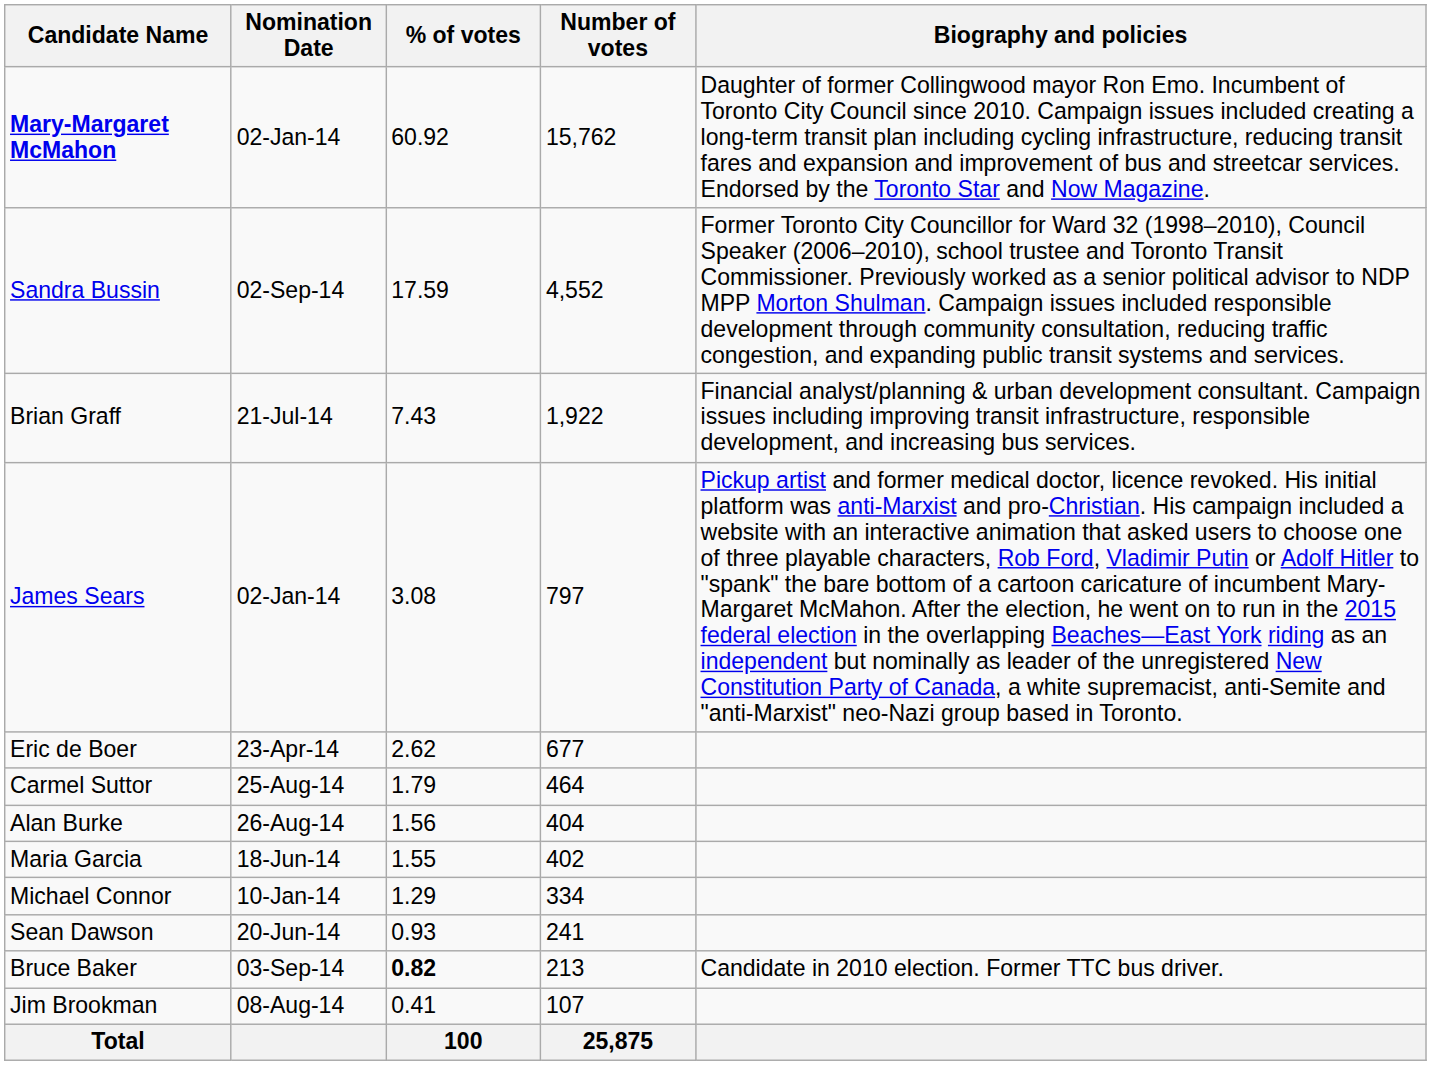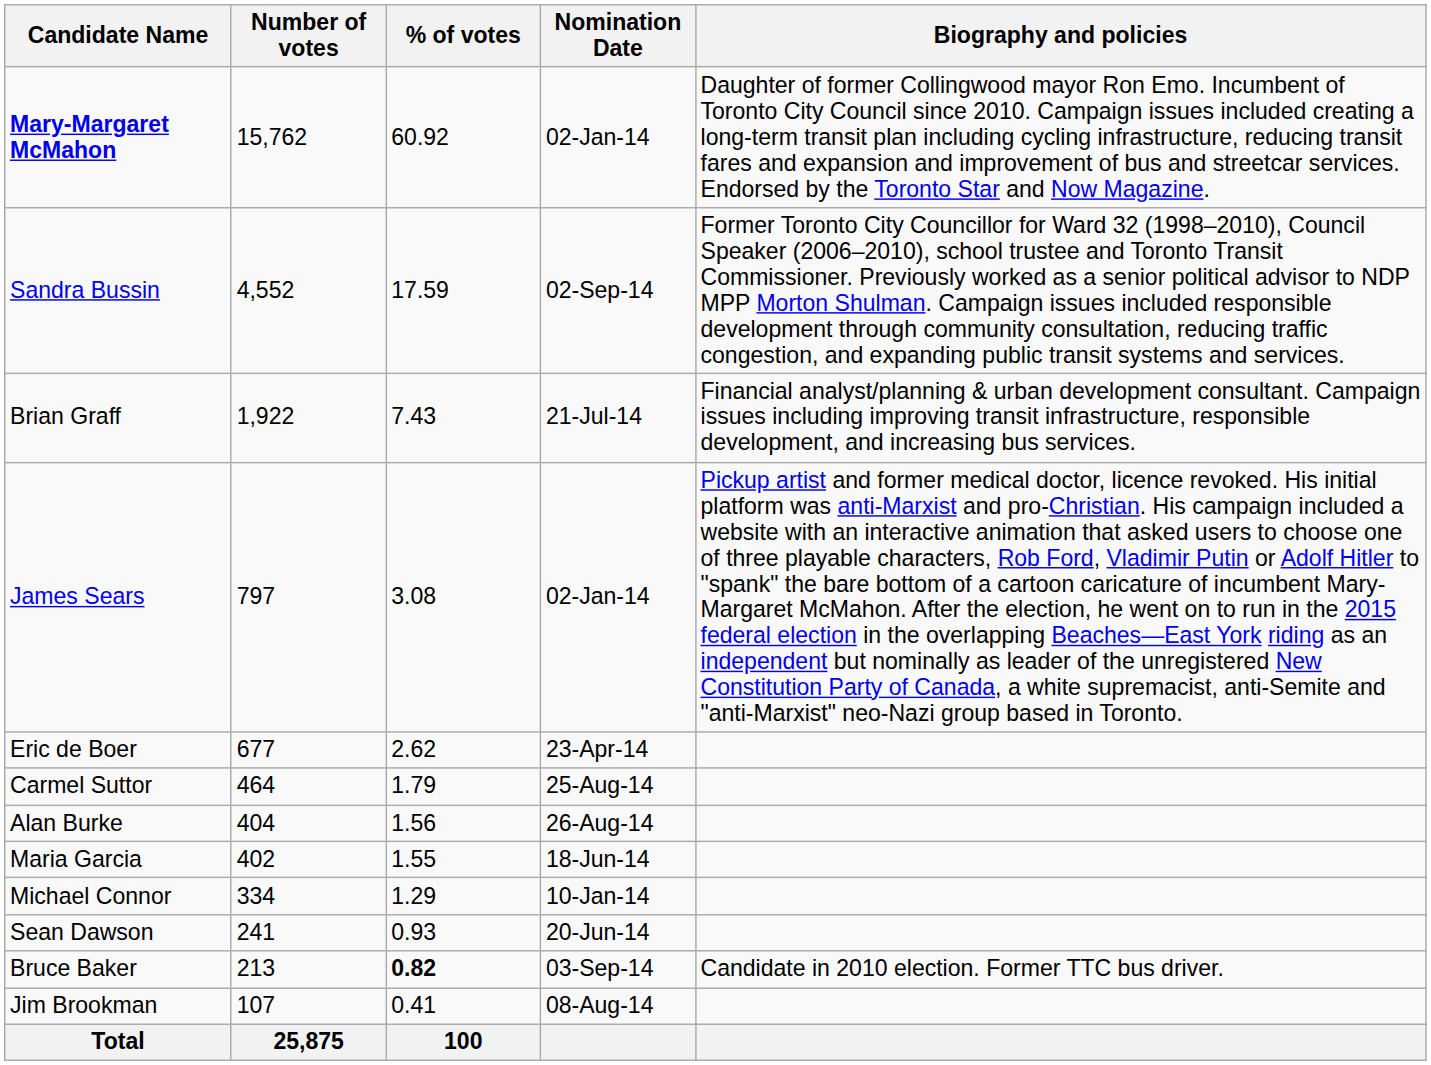columns swapped: (618, 35) <-> (309, 35)
